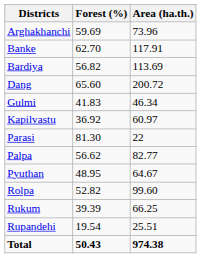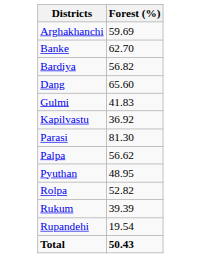- column: (163, 13)
